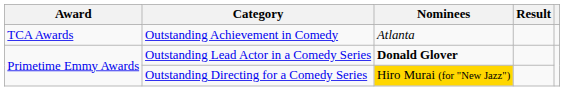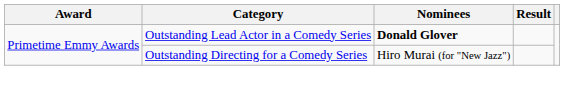- row: (242, 34)
(444, 75) gold background -> (444, 55) no background
